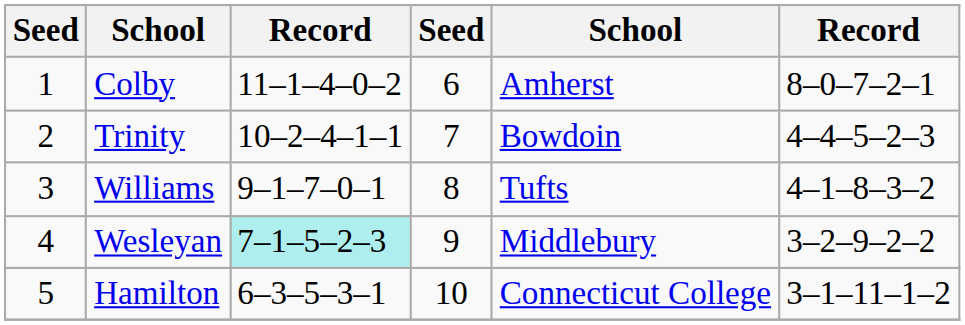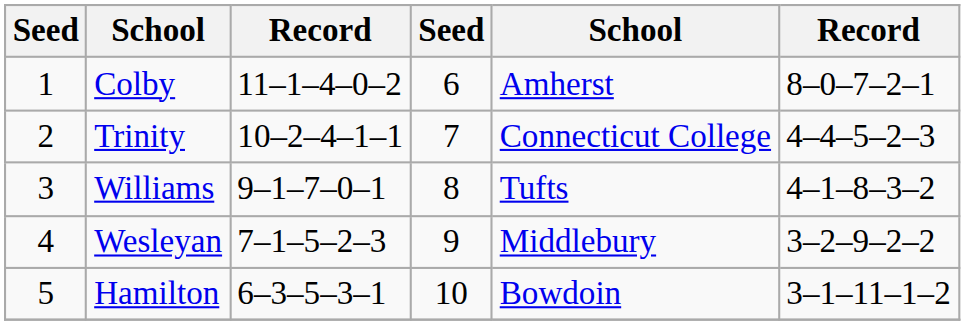(560, 135) Bowdoin -> (635, 135) Connecticut College
(312, 240) paleturquoise background -> (312, 240) no background
(635, 293) Connecticut College -> (560, 293) Bowdoin
